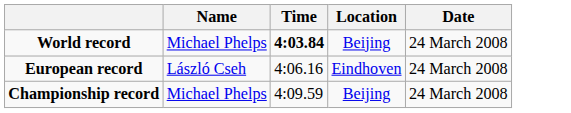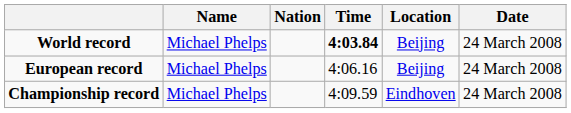+ column: (298, 17)
(206, 68) László Cseh -> (217, 68) Michael Phelps
(367, 68) Eindhoven -> (421, 68) Beijing
(367, 94) Beijing -> (421, 94) Eindhoven
